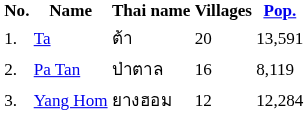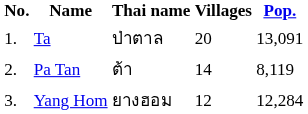(122, 38) ต้า -> (138, 38) ป่าตาล
(280, 38) 13,591 -> (280, 38) 13,091
(138, 69) ป่าตาล -> (122, 69) ต้า
(203, 69) 16 -> (203, 69) 14
